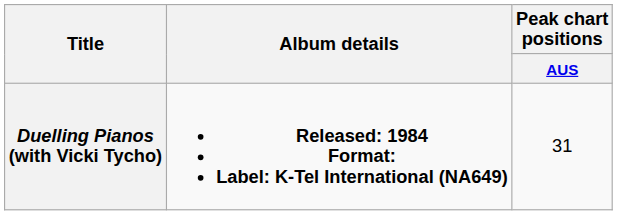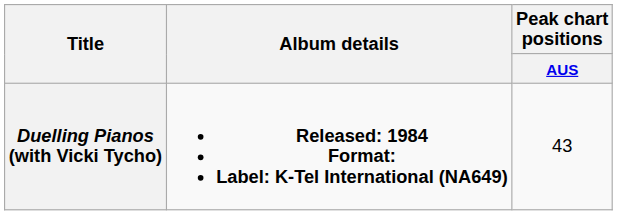(562, 146) 31 -> (562, 146) 43
